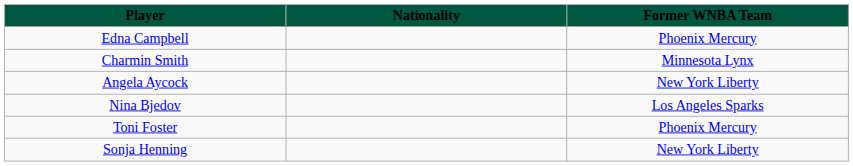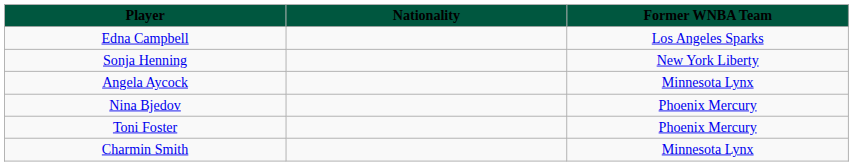(708, 37) Phoenix Mercury -> (708, 37) Los Angeles Sparks
rows swapped: (145, 149) <-> (145, 60)
(708, 82) New York Liberty -> (708, 82) Minnesota Lynx
(708, 104) Los Angeles Sparks -> (708, 104) Phoenix Mercury
